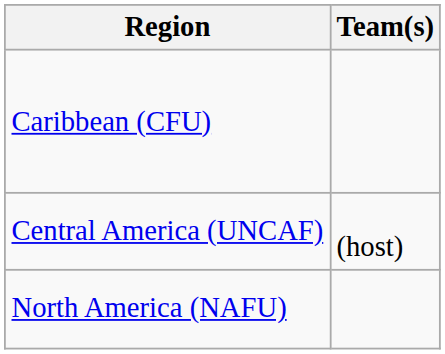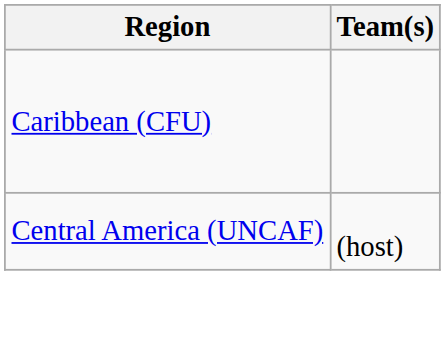- row: (149, 308)
